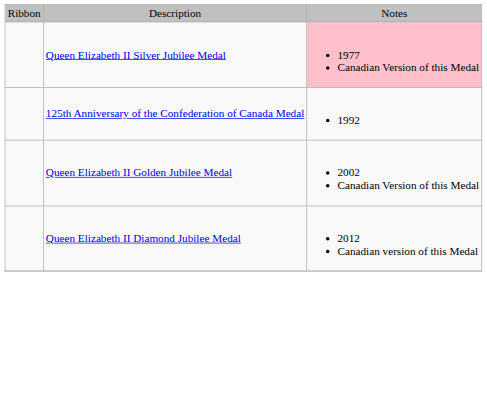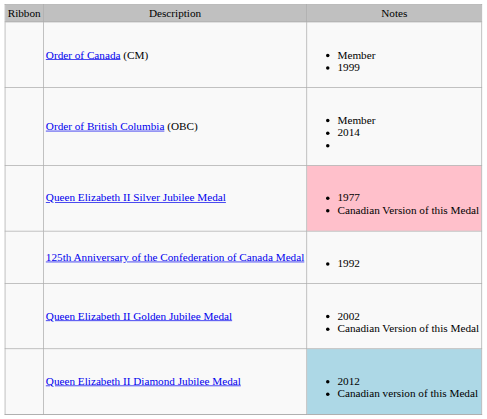+ row: (97, 54)
+ row: (122, 126)
(394, 245) no background -> (394, 388) lightblue background
